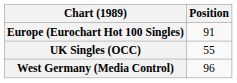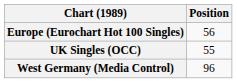(209, 31) 91 -> (209, 31) 56
